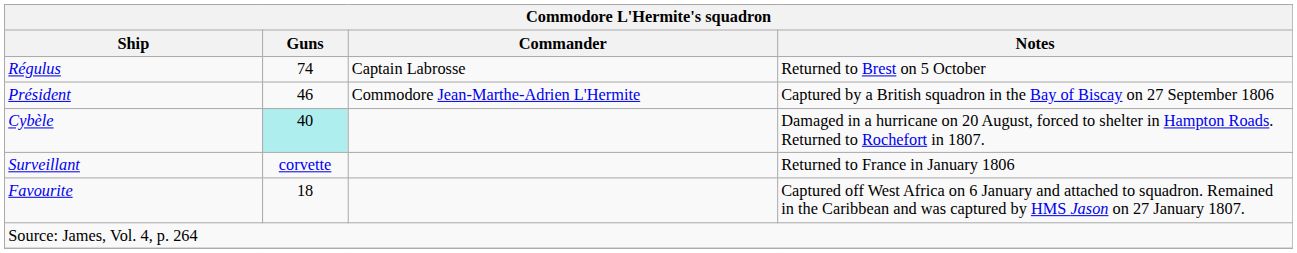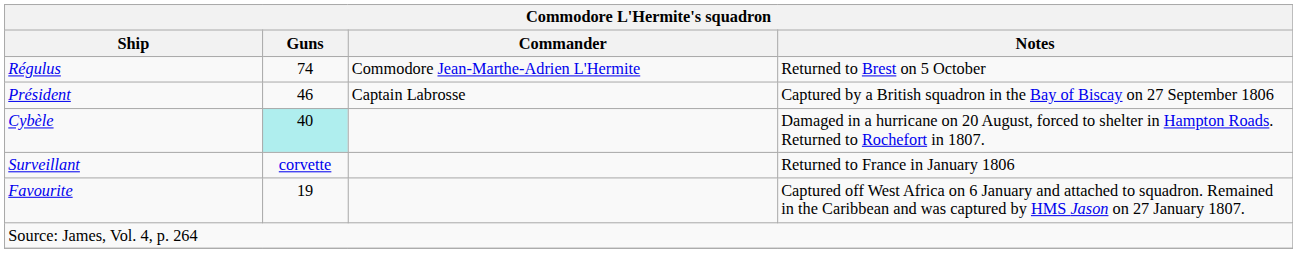(409, 69) Captain Labrosse -> (496, 69) Commodore Jean-Marthe-Adrien L'Hermite
(496, 95) Commodore Jean-Marthe-Adrien L'Hermite -> (409, 95) Captain Labrosse
(305, 191) 18 -> (305, 191) 19
